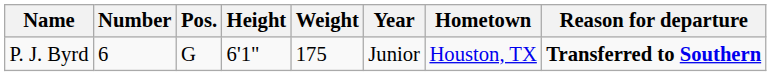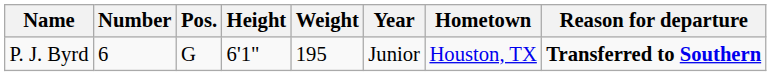(311, 53) 175 -> (311, 53) 195
